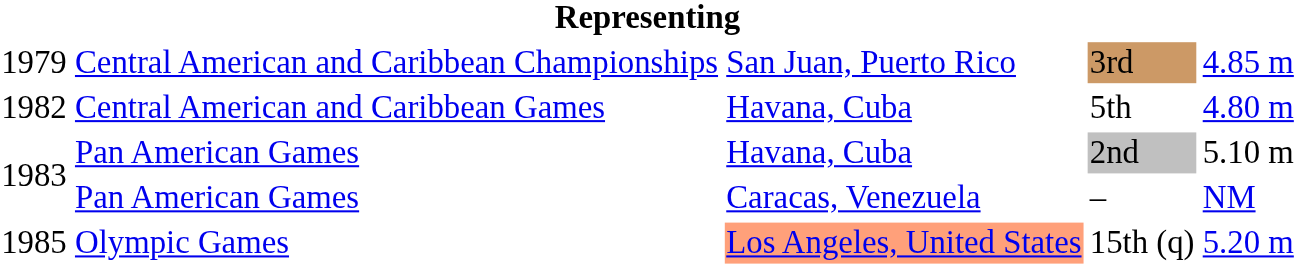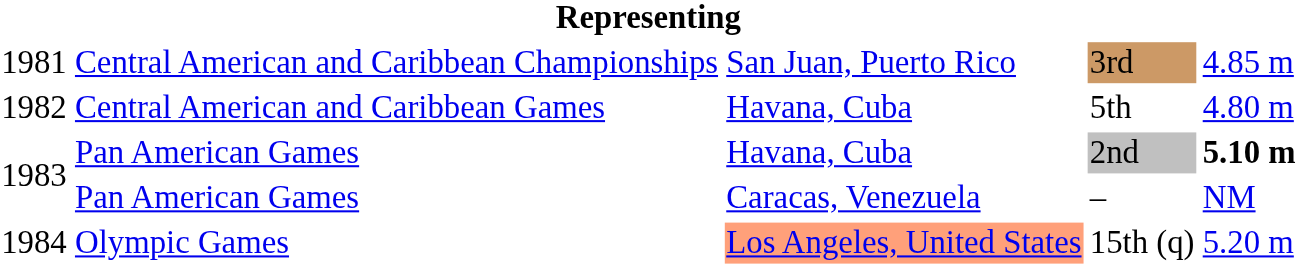(34, 62) 1979 -> (34, 62) 1981
(1248, 152) normal -> (1249, 152) bold
(34, 242) 1985 -> (34, 242) 1984
